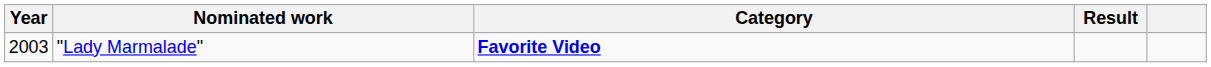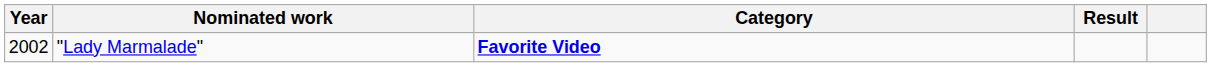(29, 47) 2003 -> (29, 47) 2002
